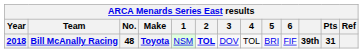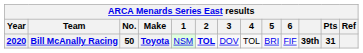(16, 41) 2018 -> (16, 41) 2020
(129, 41) 48 -> (129, 41) 50
